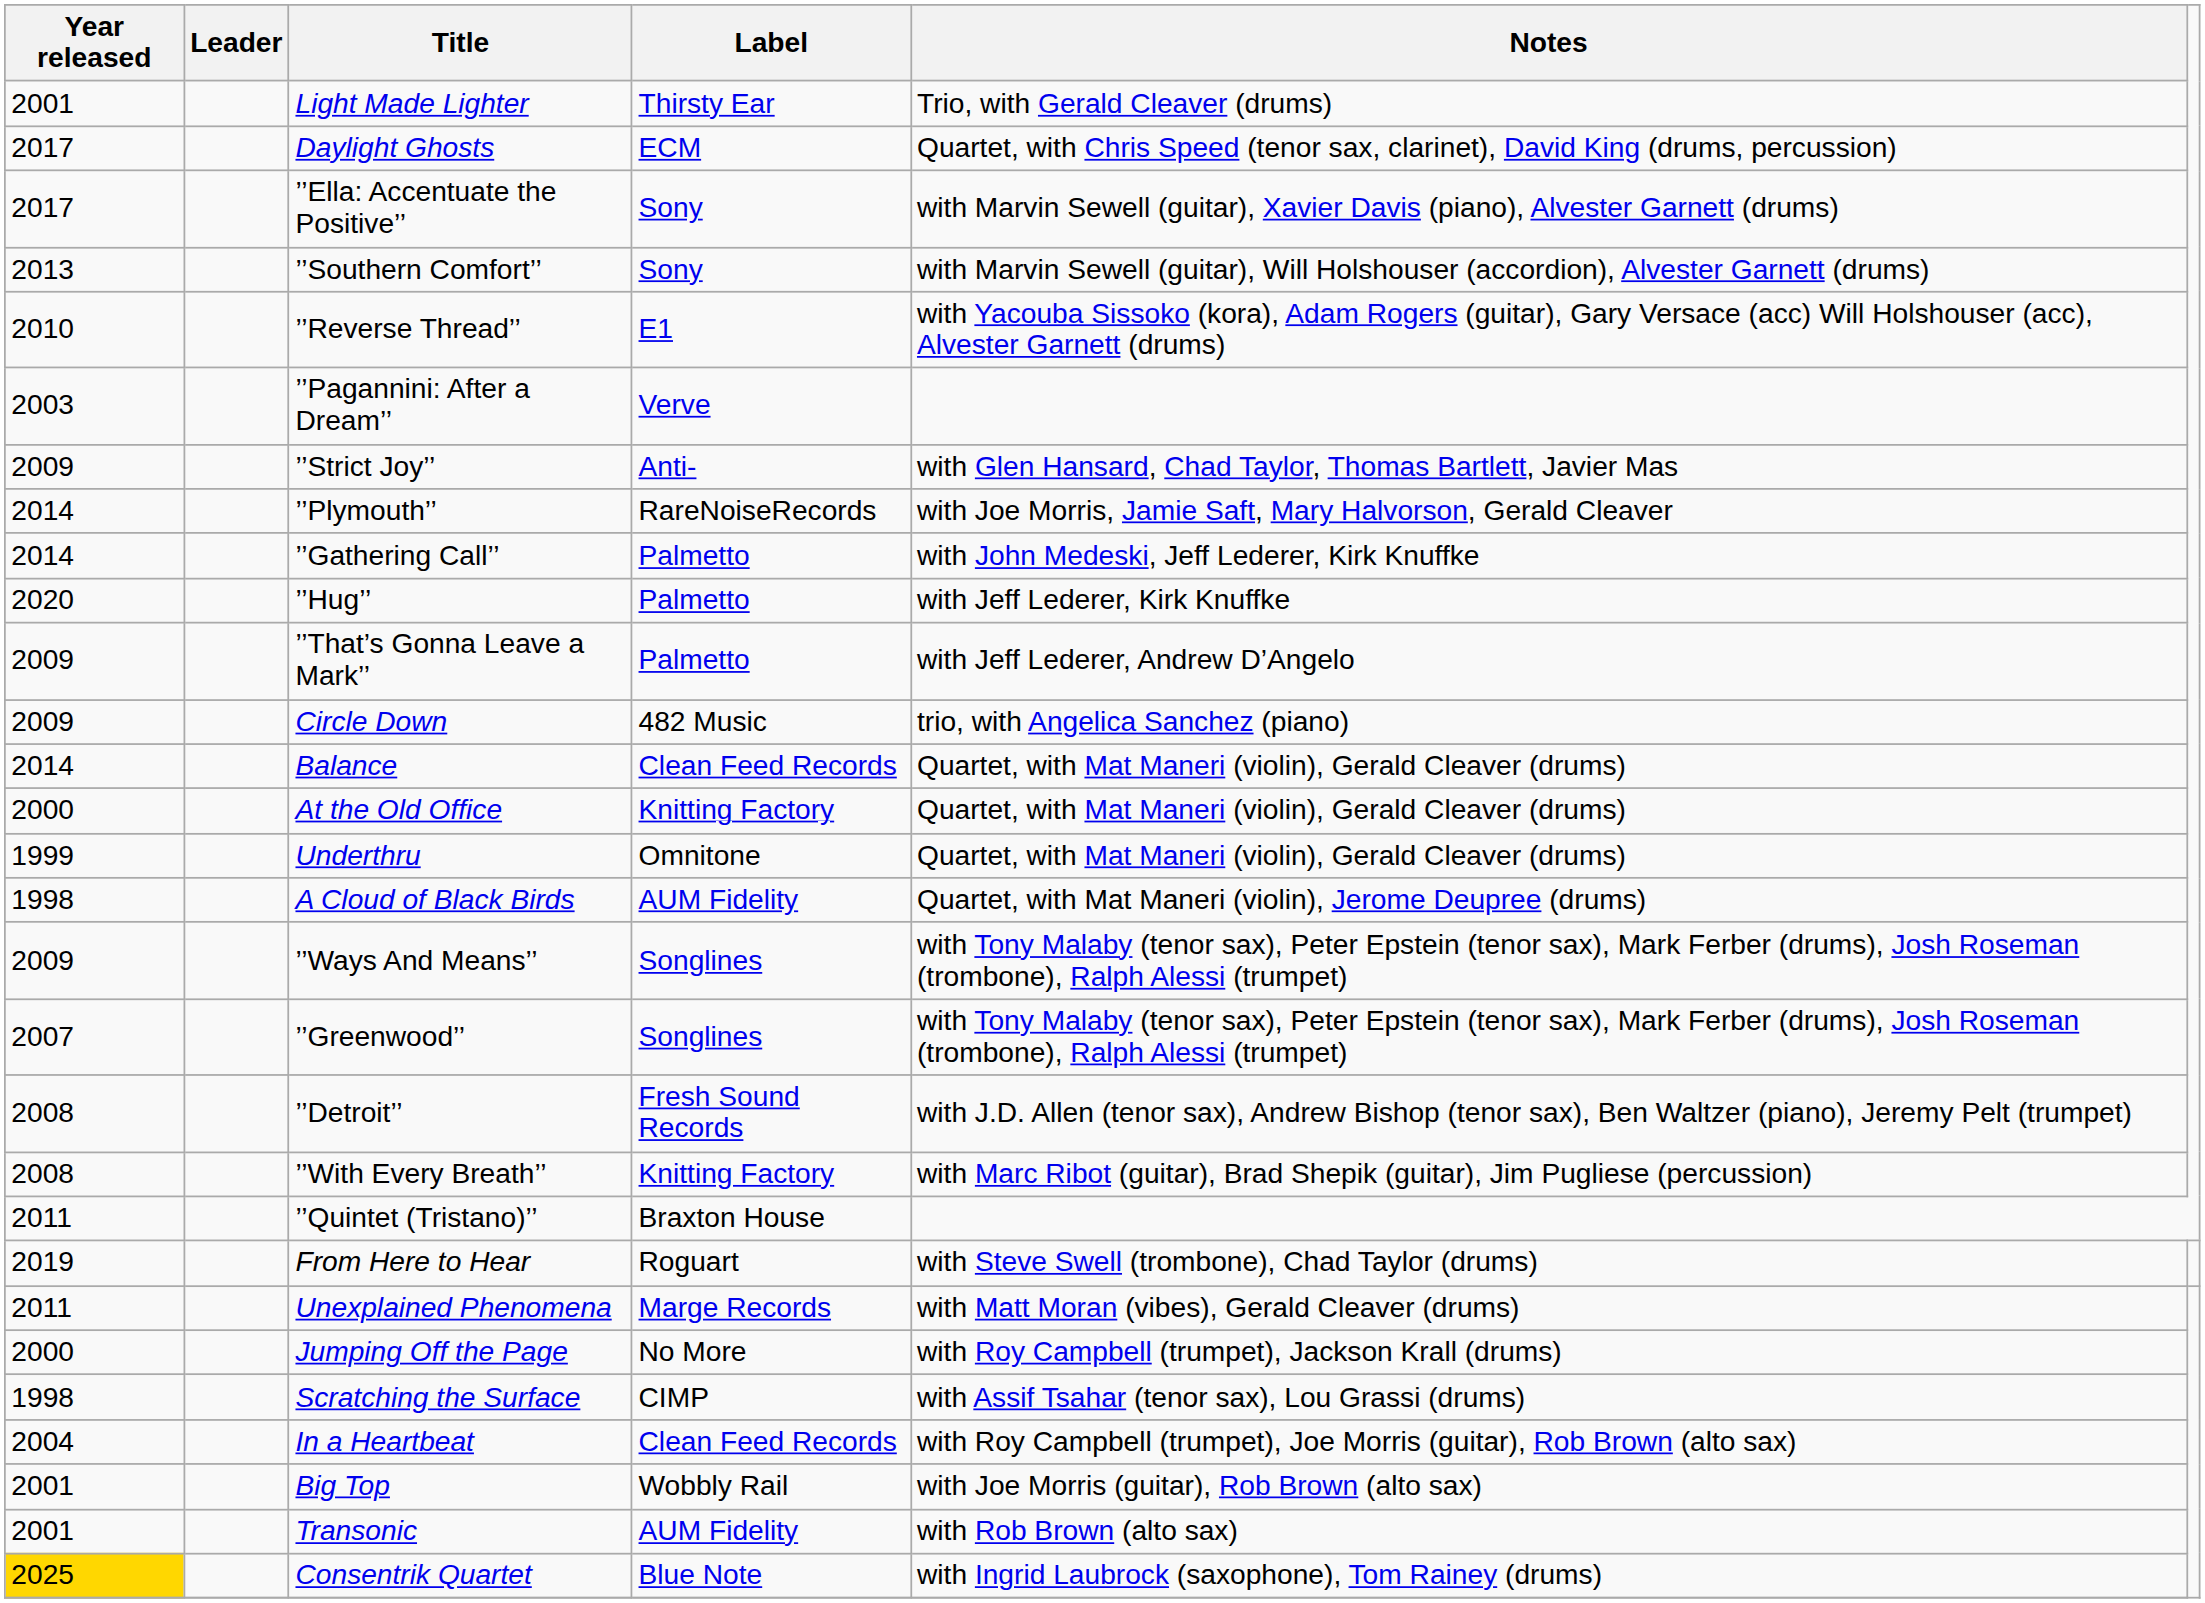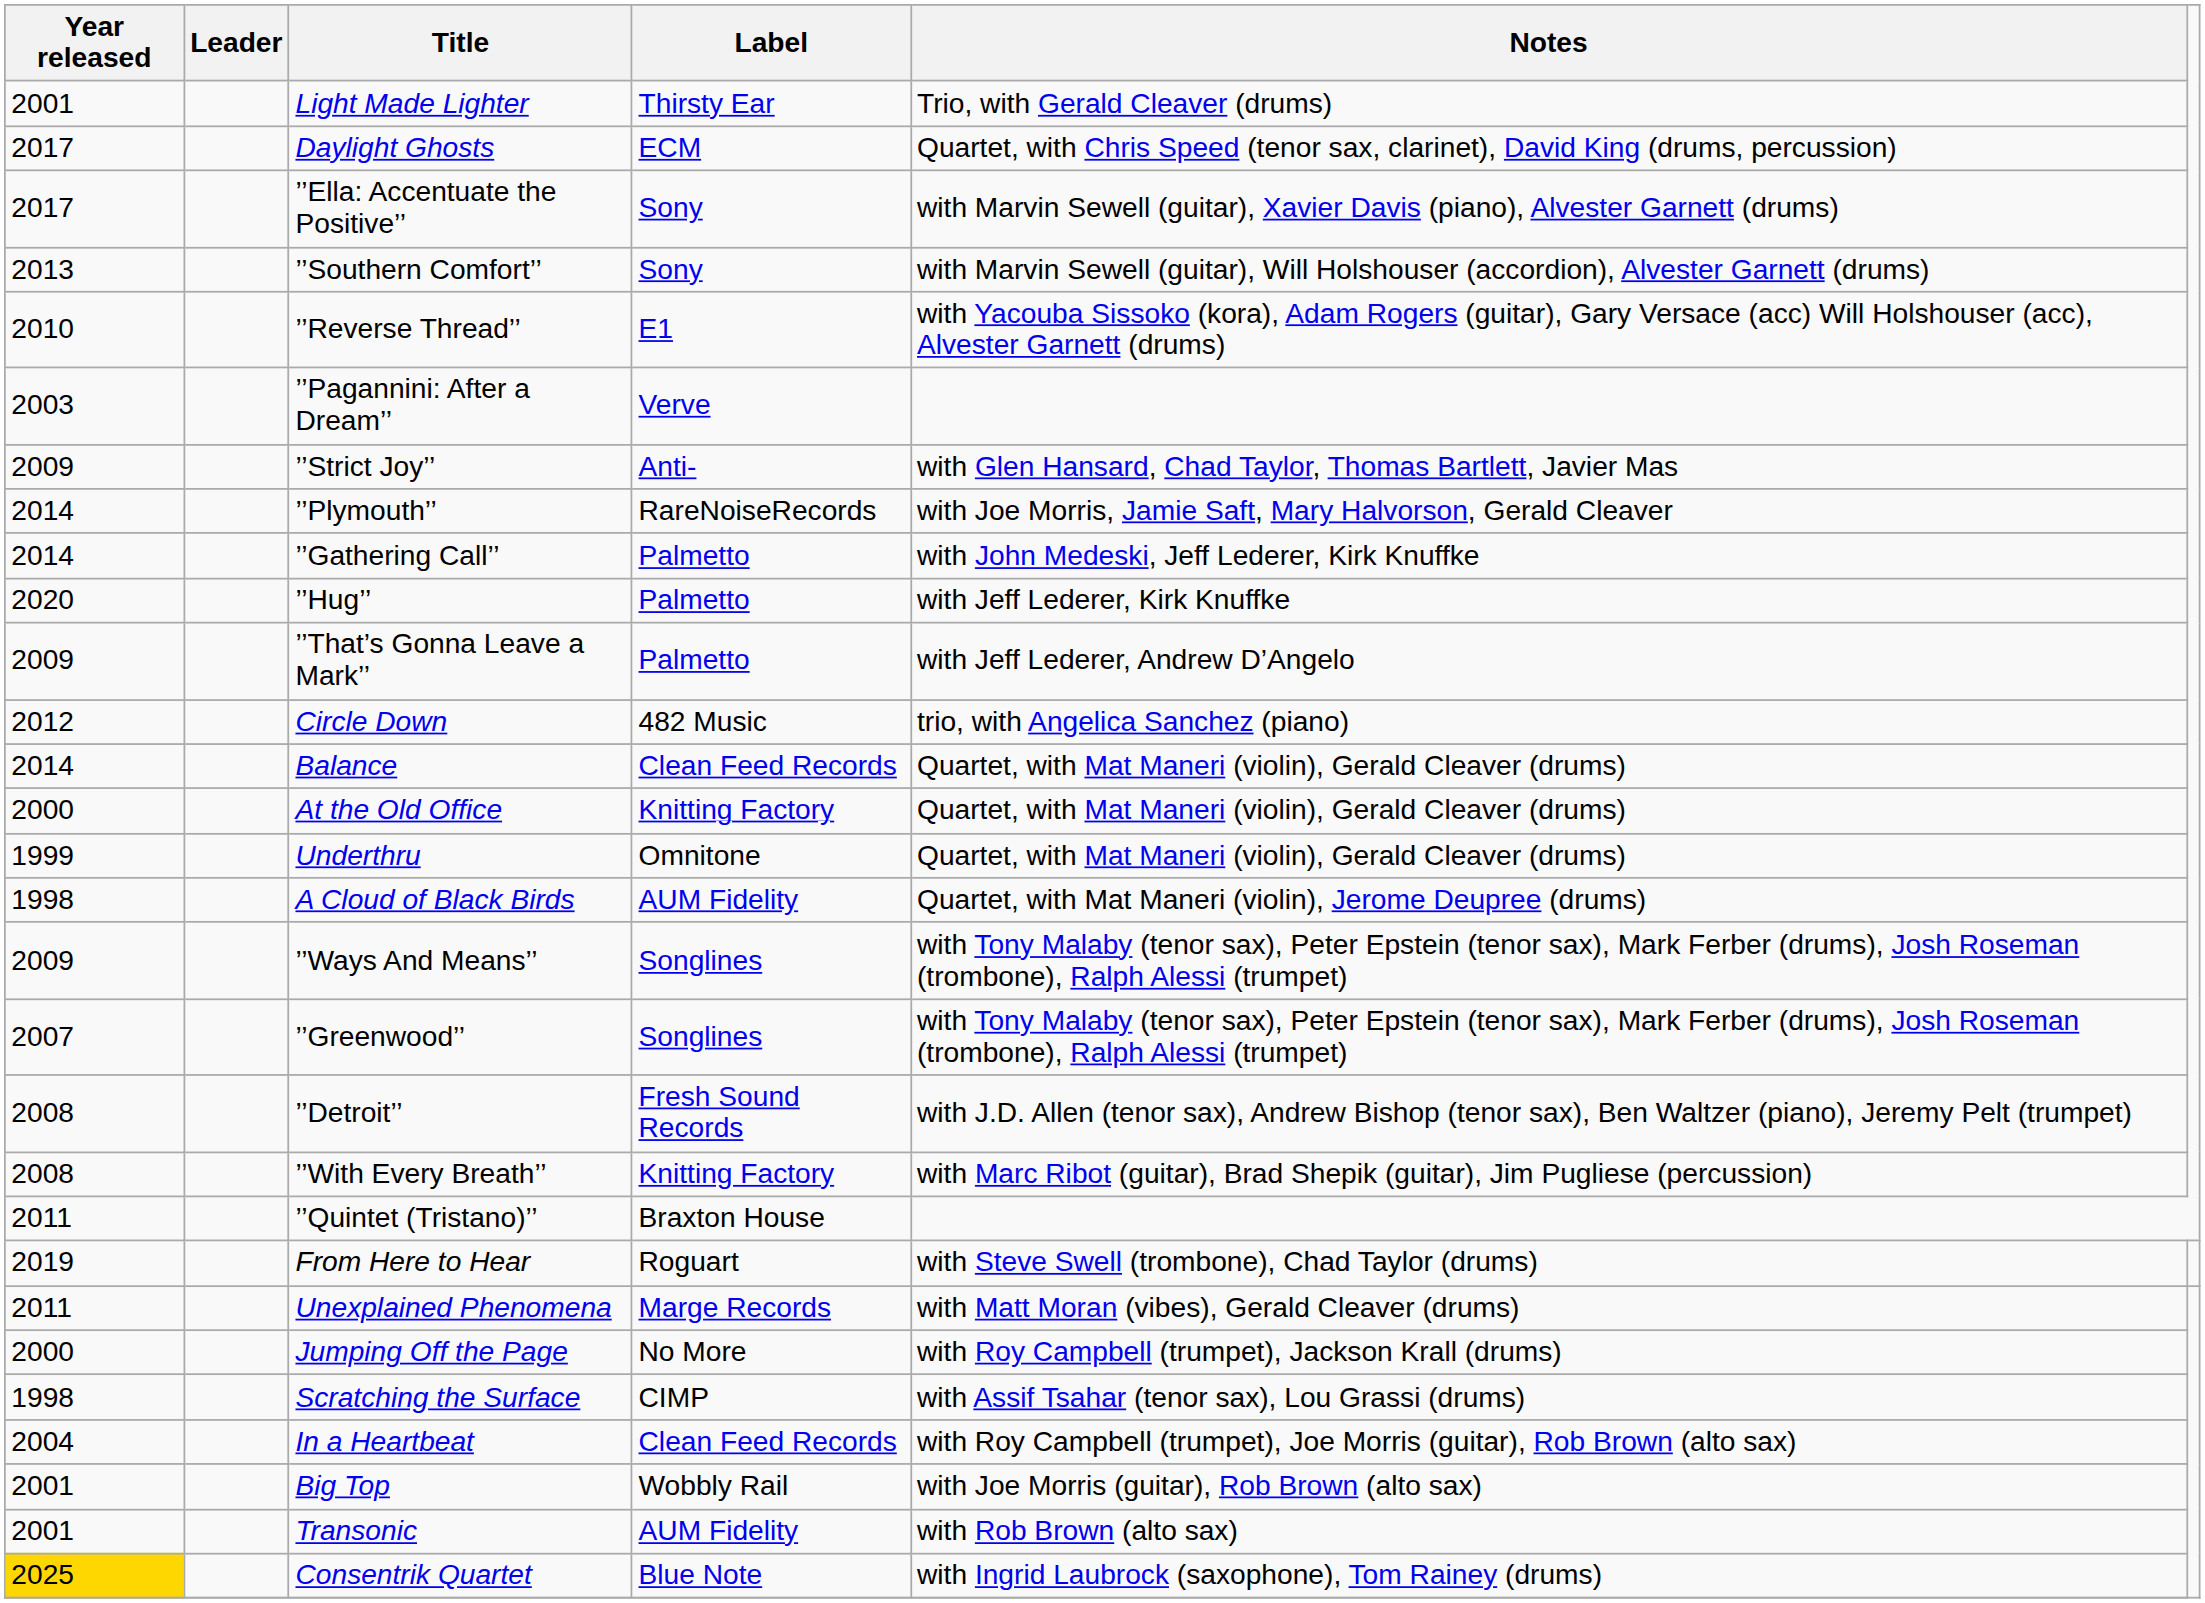(43, 721) 2009 -> (43, 721) 2012
